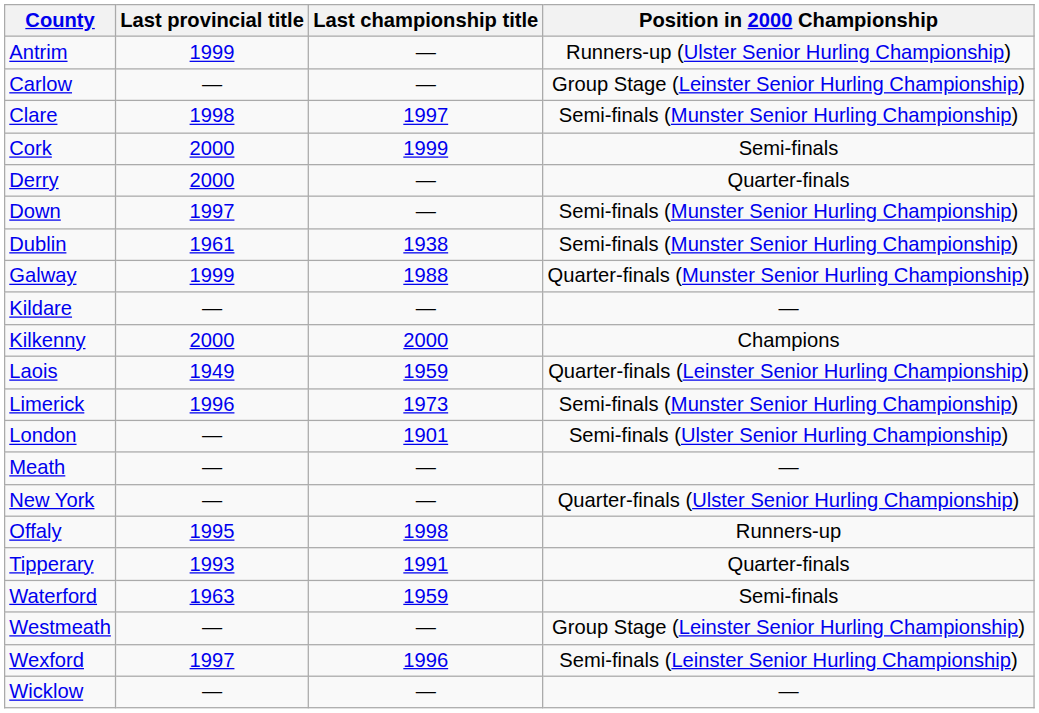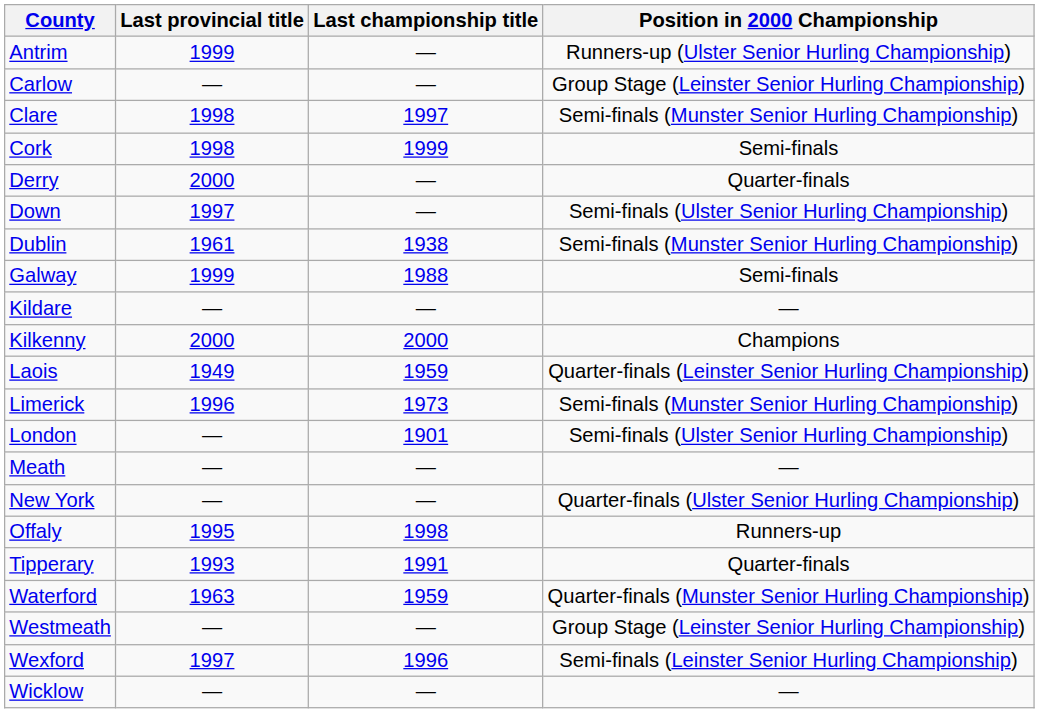(212, 148) 2000 -> (212, 148) 1998
(789, 212) Semi-finals (Munster Senior Hurling Championship) -> (789, 212) Semi-finals (Ulster Senior Hurling Championship)
(789, 276) Quarter-finals (Munster Senior Hurling Championship) -> (789, 276) Semi-finals
(789, 595) Semi-finals -> (789, 595) Quarter-finals (Munster Senior Hurling Championship)
